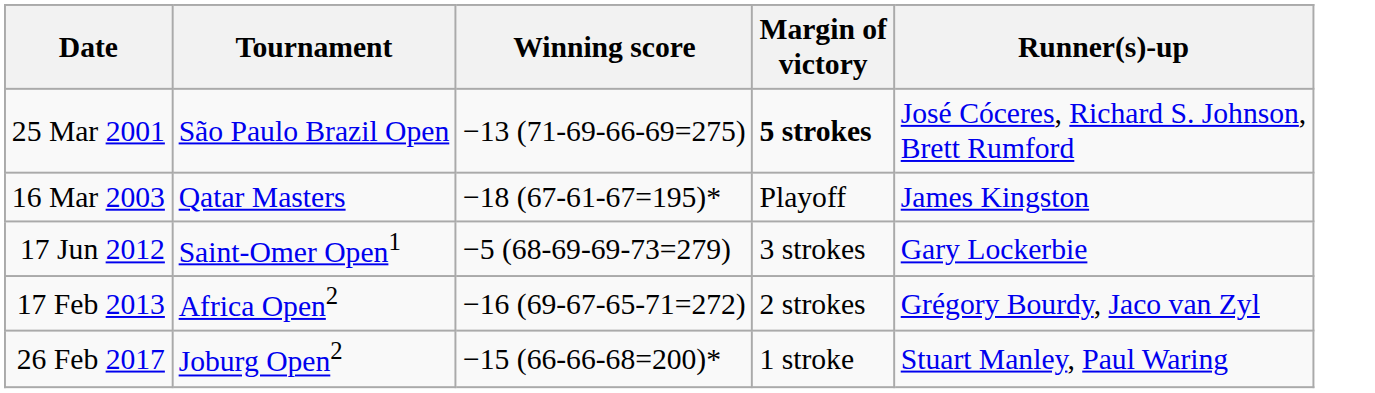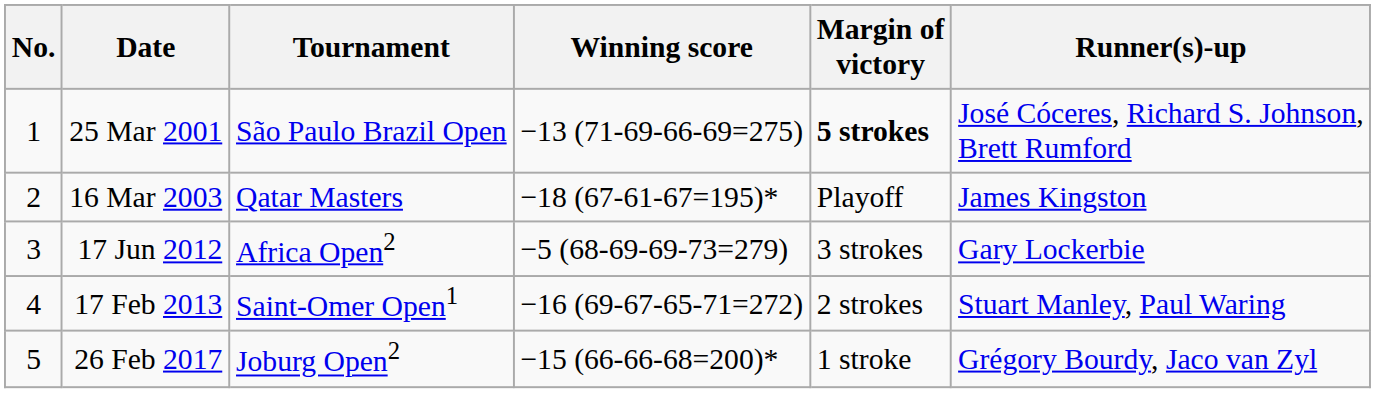+ column: (34, 46)
(290, 248) Saint-Omer Open1 -> (316, 248) Africa Open2
(258, 303) Africa Open2 -> (347, 303) Saint-Omer Open1
(1080, 303) Grégory Bourdy, Jaco van Zyl -> (1122, 303) Stuart Manley, Paul Waring
(1064, 358) Stuart Manley, Paul Waring -> (1138, 358) Grégory Bourdy, Jaco van Zyl
